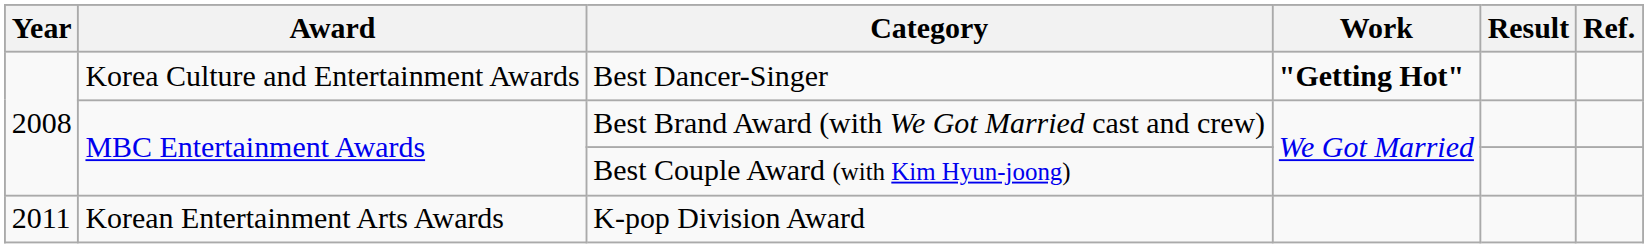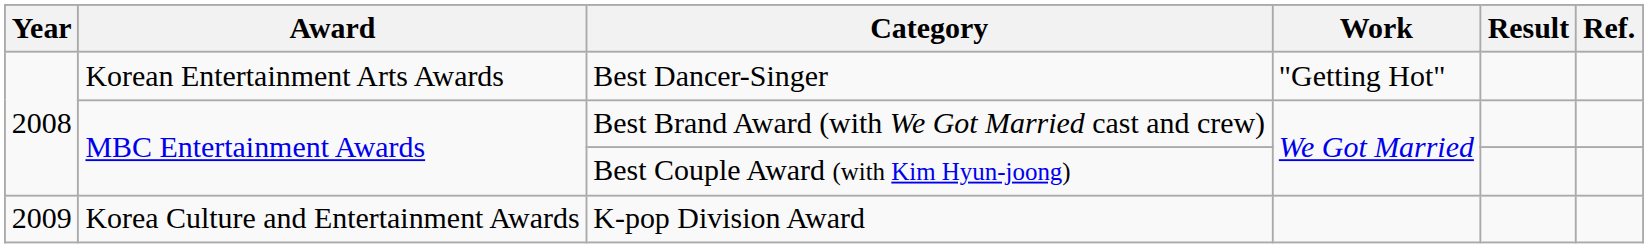(333, 75) Korea Culture and Entertainment Awards -> (295, 75) Korean Entertainment Arts Awards
(1372, 75) bold -> (1362, 75) normal
(41, 218) 2011 -> (42, 218) 2009
(295, 218) Korean Entertainment Arts Awards -> (333, 218) Korea Culture and Entertainment Awards
